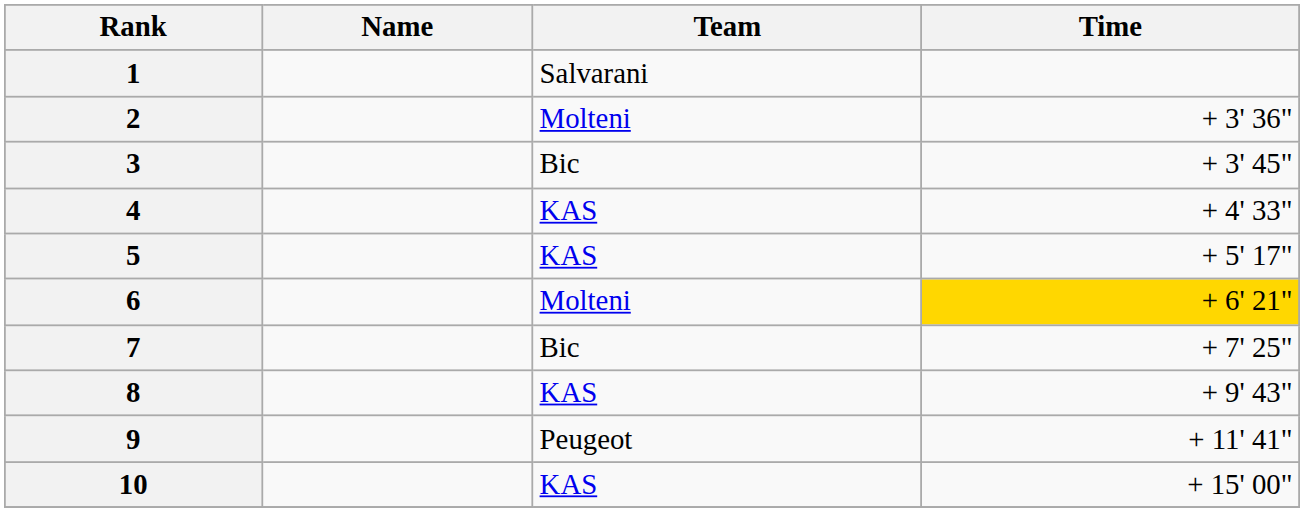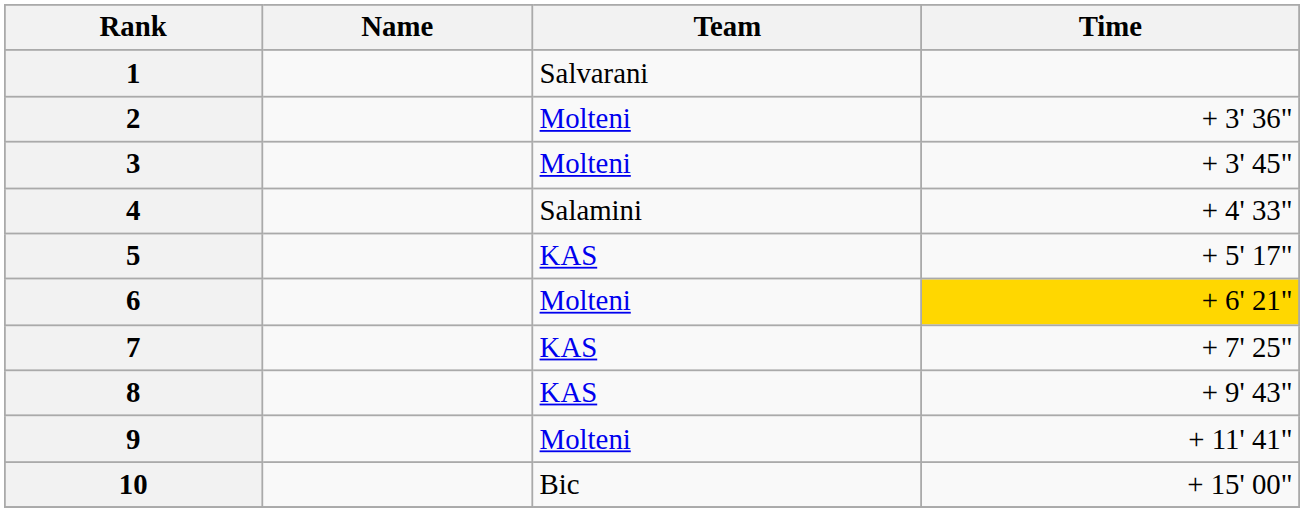(560, 164) Bic -> (585, 164) Molteni
(568, 210) KAS -> (591, 210) Salamini
(560, 347) Bic -> (568, 347) KAS
(586, 438) Peugeot -> (585, 438) Molteni
(568, 484) KAS -> (560, 484) Bic
